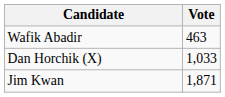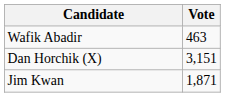(201, 59) 1,033 -> (201, 59) 3,151
